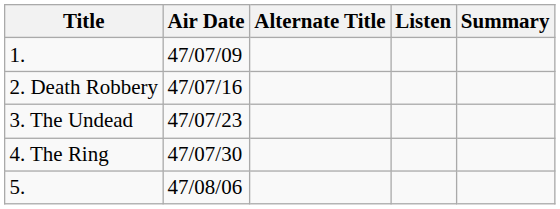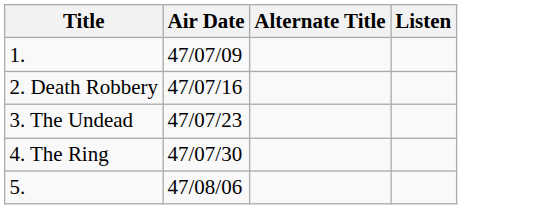- column: (505, 21)
